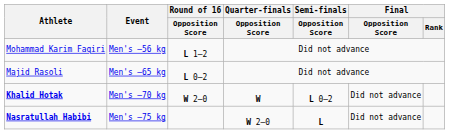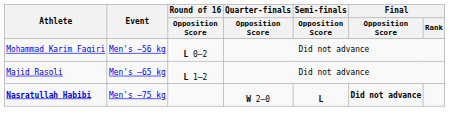(195, 54) L 1–2 -> (195, 54) L 0–2
(195, 77) L 0–2 -> (195, 77) L 1–2
- row: (35, 95)
(386, 117) normal -> (386, 95) bold
